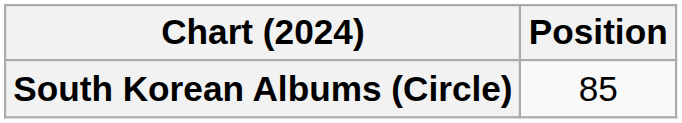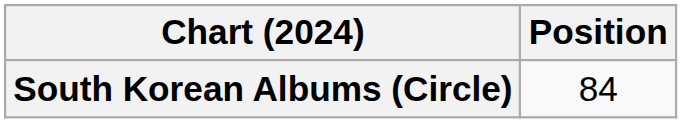(598, 88) 85 -> (598, 88) 84
